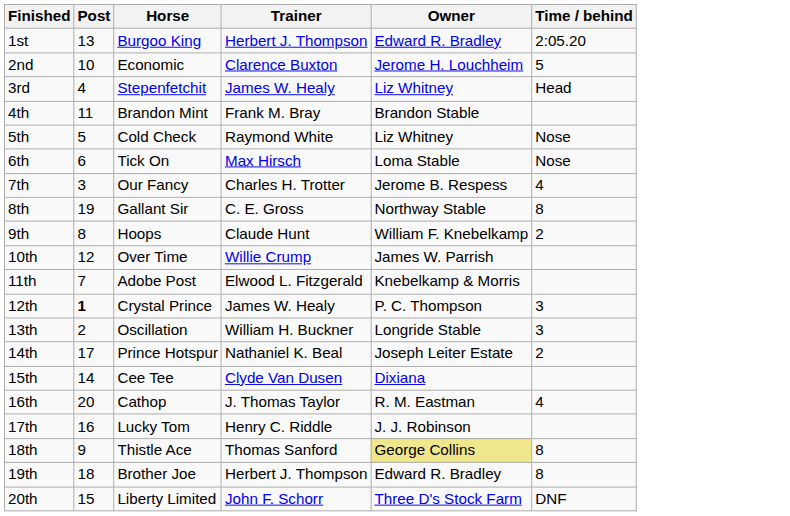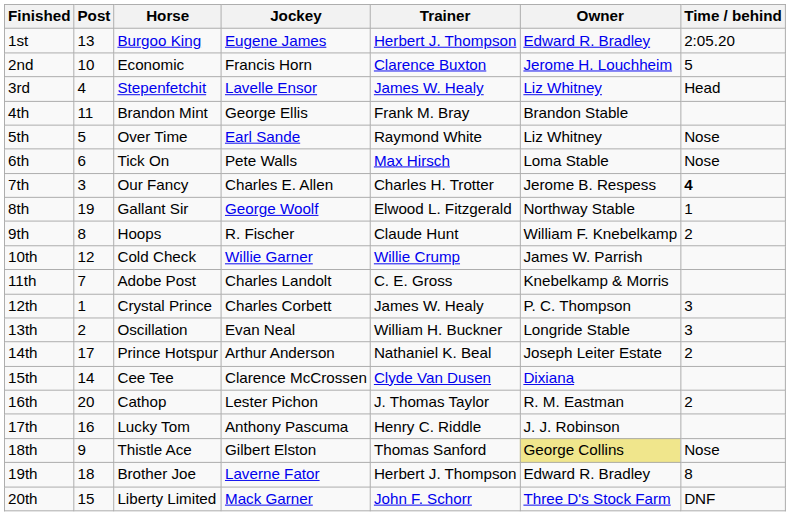+ column: (296, 16)
(157, 137) Cold Check -> (152, 137) Over Time
(539, 185) normal -> (688, 185) bold
(264, 209) C. E. Gross -> (443, 209) Elwood L. Fitzgerald
(539, 209) 8 -> (688, 209) 1
(152, 257) Over Time -> (157, 257) Cold Check
(294, 281) Elwood L. Fitzgerald -> (413, 281) C. E. Gross
(82, 305) bold -> (82, 305) normal
(539, 402) 4 -> (688, 402) 2
(539, 450) 8 -> (702, 450) Nose
